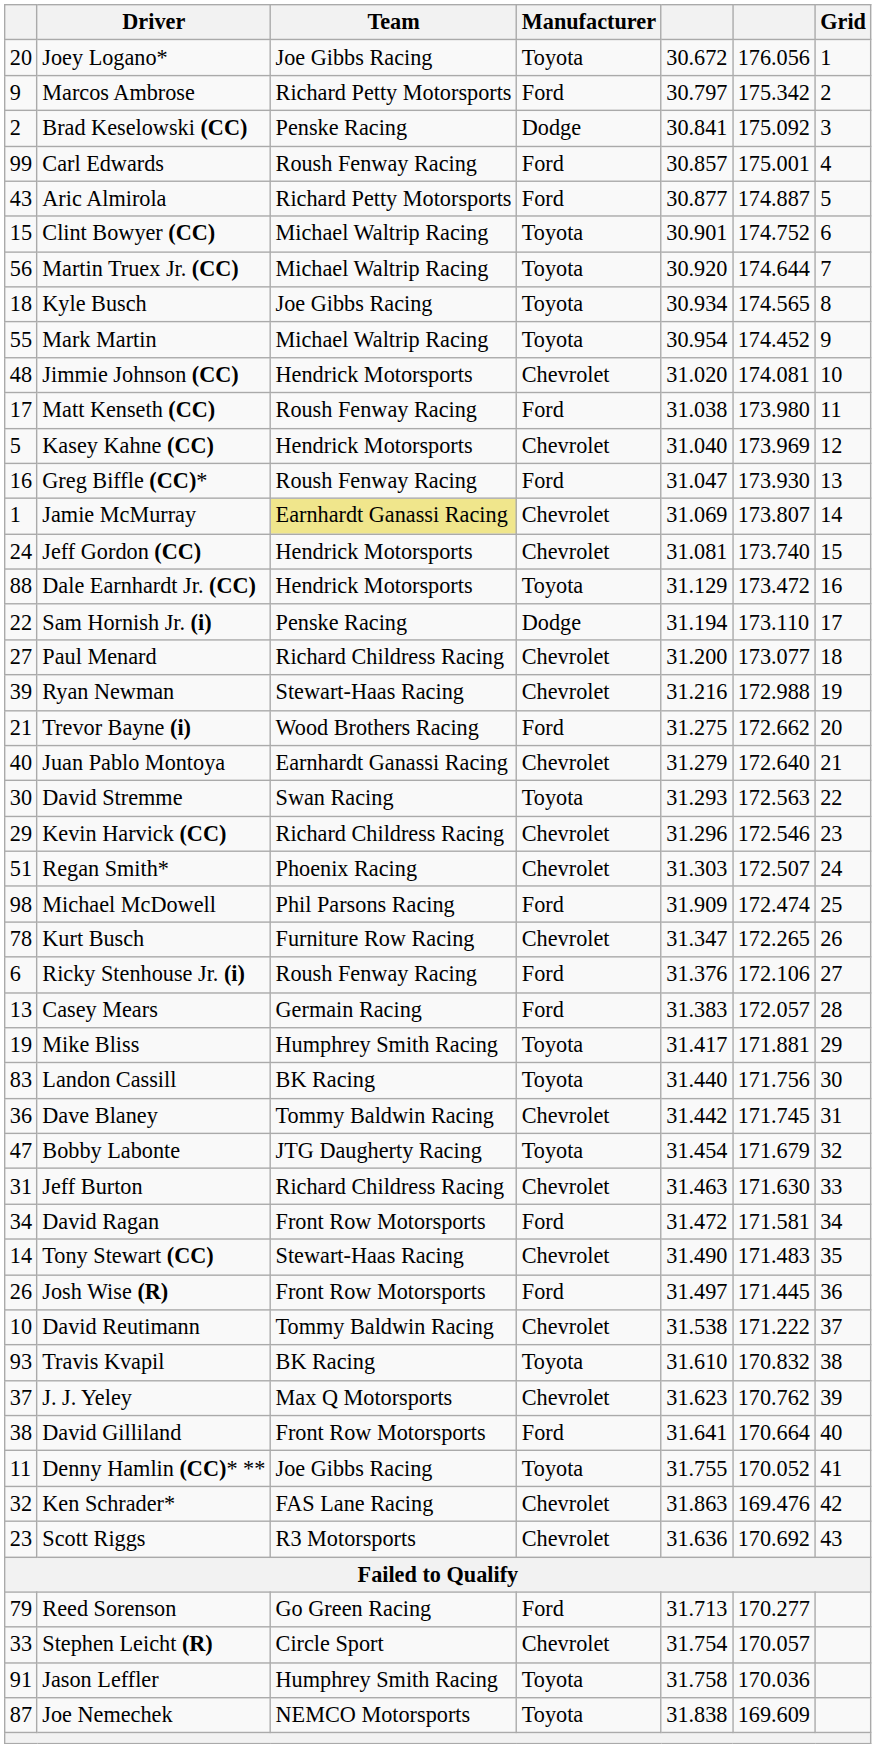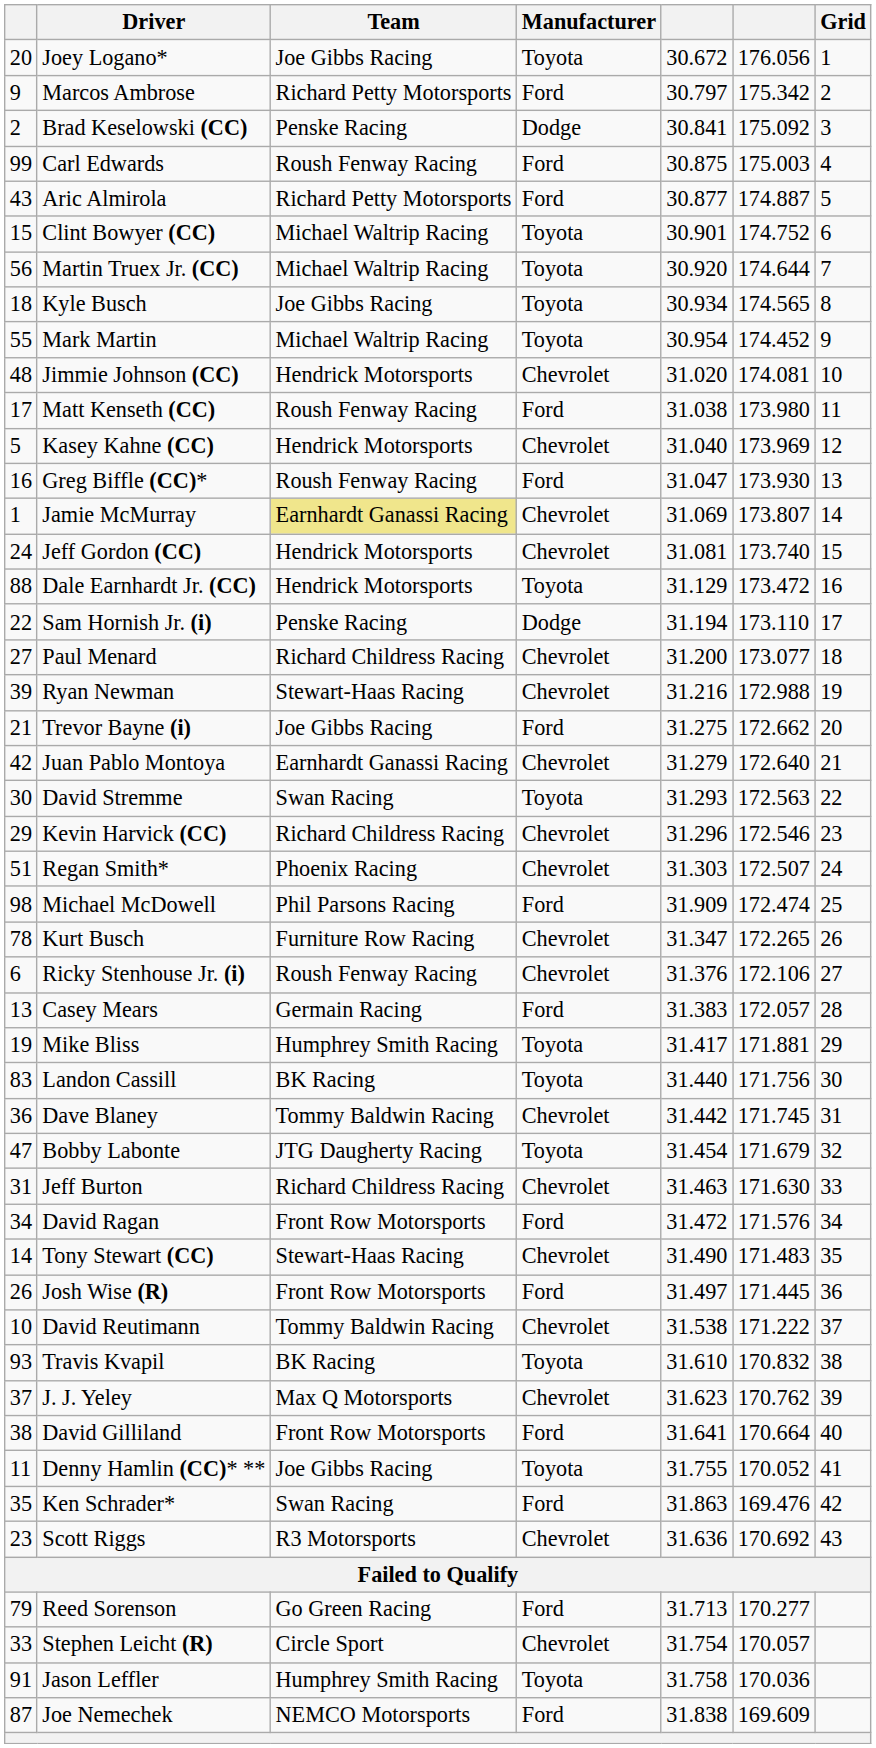(697, 163) 30.857 -> (697, 163) 30.875
(774, 163) 175.001 -> (774, 163) 175.003
(377, 727) Wood Brothers Racing -> (354, 727) Joe Gibbs Racing
(21, 762) 40 -> (21, 762) 42
(543, 974) Ford -> (566, 974) Chevrolet
(774, 1221) 171.581 -> (774, 1221) 171.576
(21, 1503) 32 -> (21, 1503) 35
(354, 1503) FAS Lane Racing -> (335, 1503) Swan Racing
(566, 1503) Chevrolet -> (543, 1503) Ford
(552, 1715) Toyota -> (543, 1715) Ford
